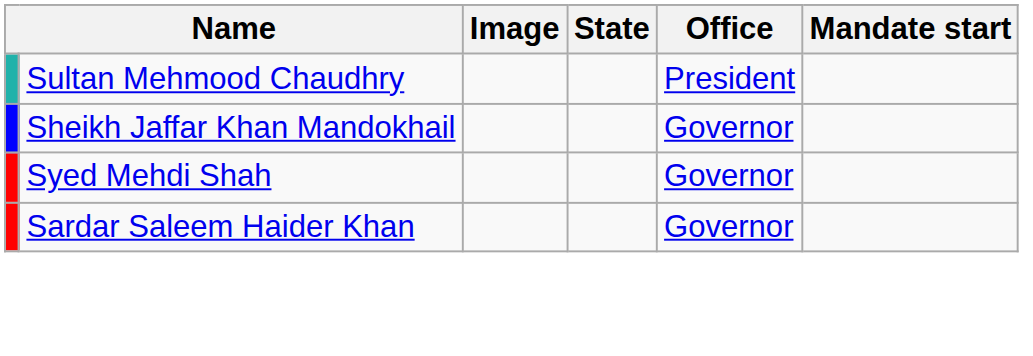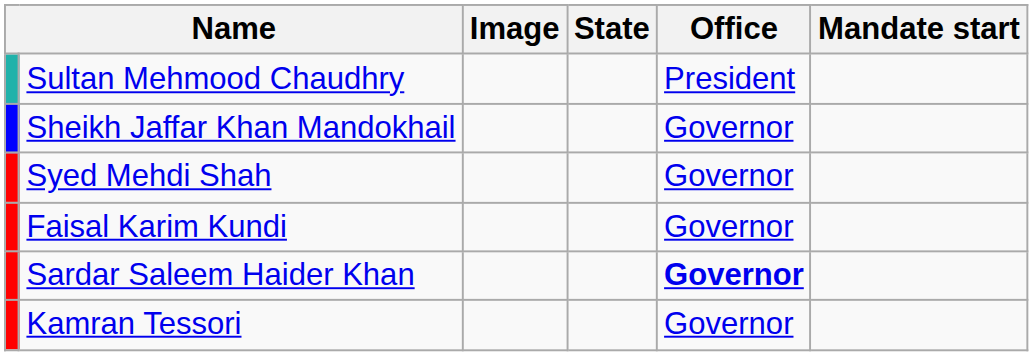+ row: (157, 226)
(729, 226) normal -> (734, 275) bold
+ row: (134, 324)
